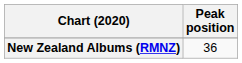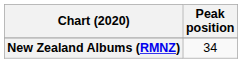(210, 48) 36 -> (210, 48) 34
